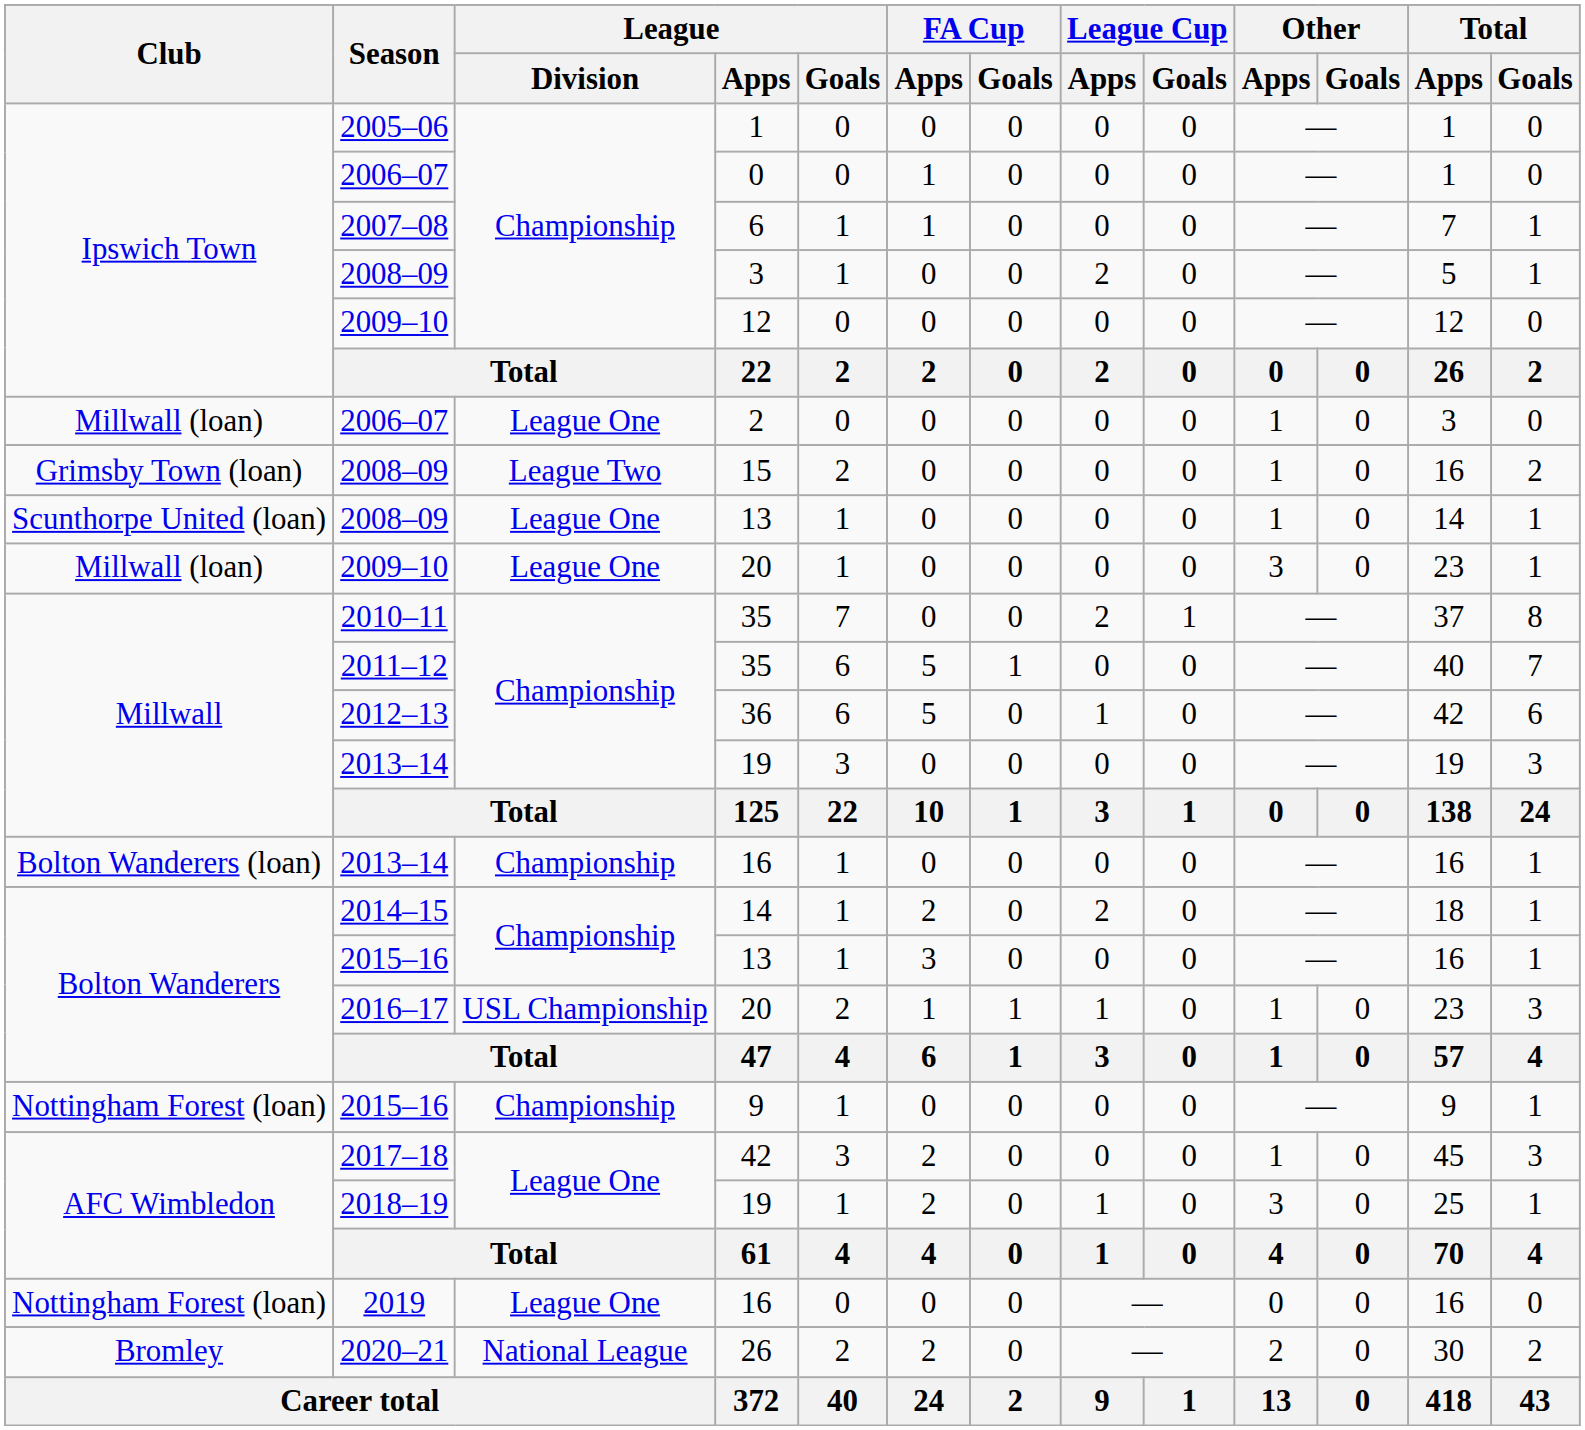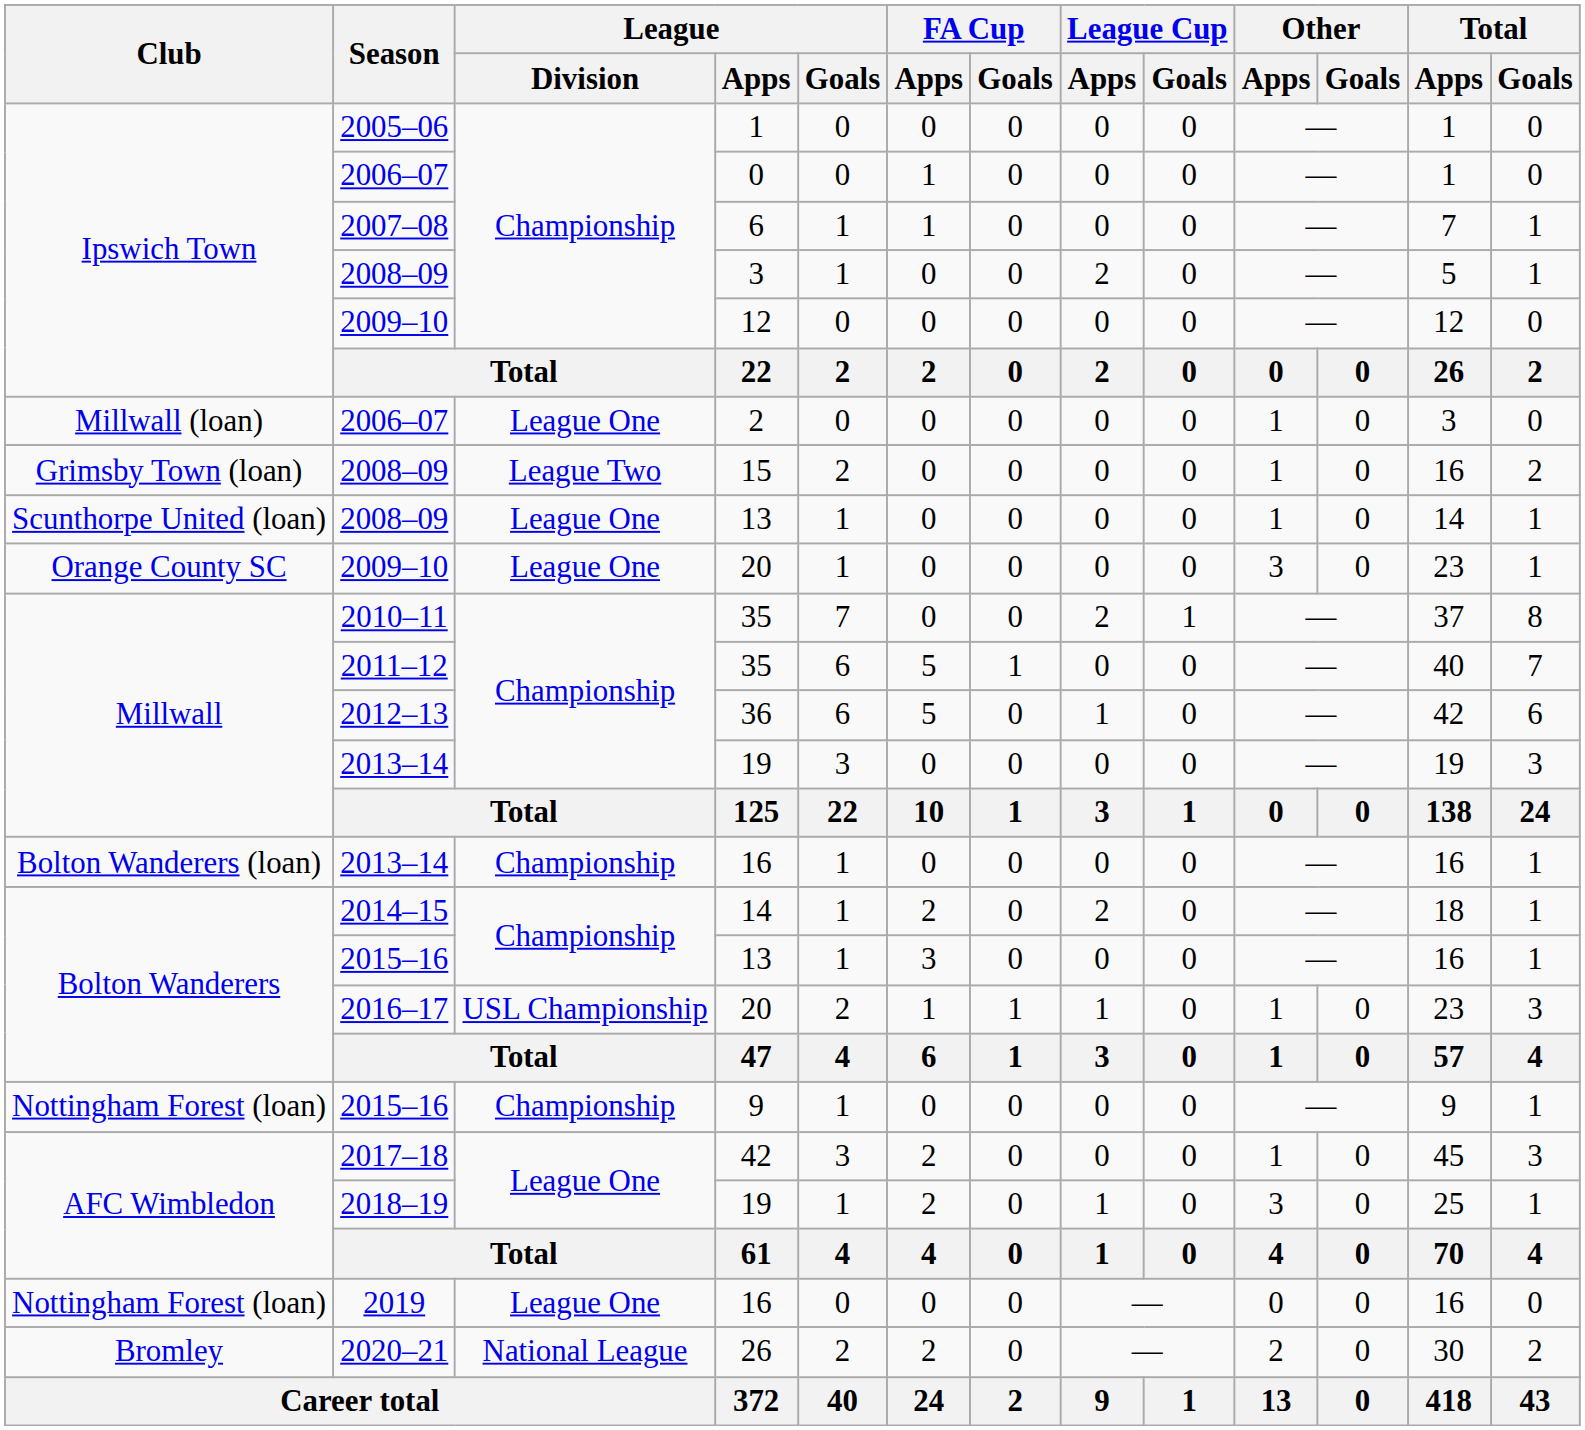(169, 567) Millwall (loan) -> (169, 567) Orange County SC
